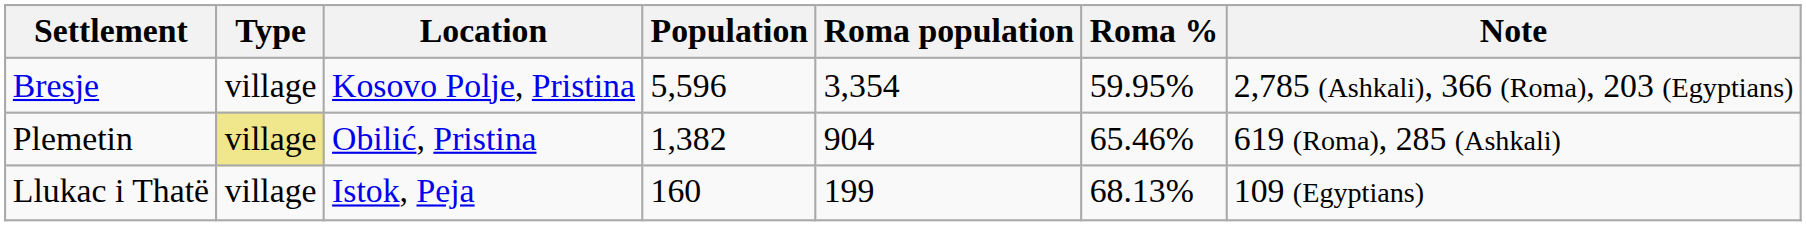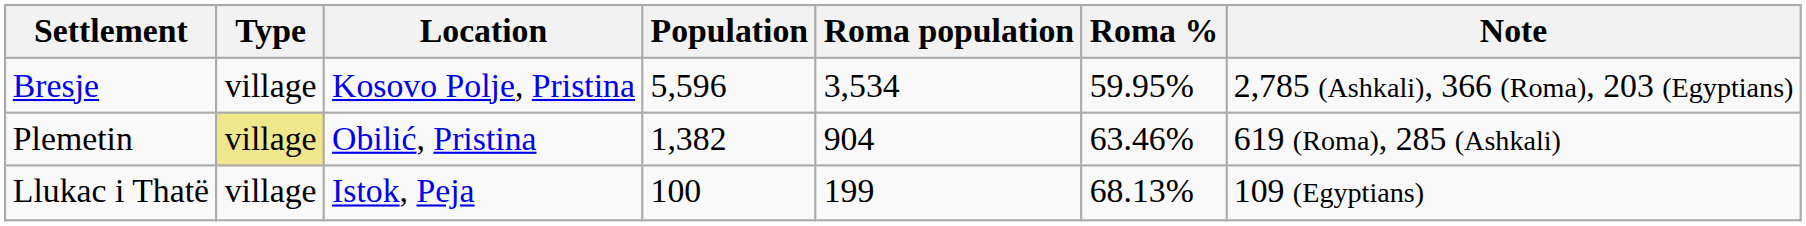(862, 84) 3,354 -> (862, 84) 3,534
(1142, 138) 65.46% -> (1142, 138) 63.46%
(676, 191) 160 -> (676, 191) 100
